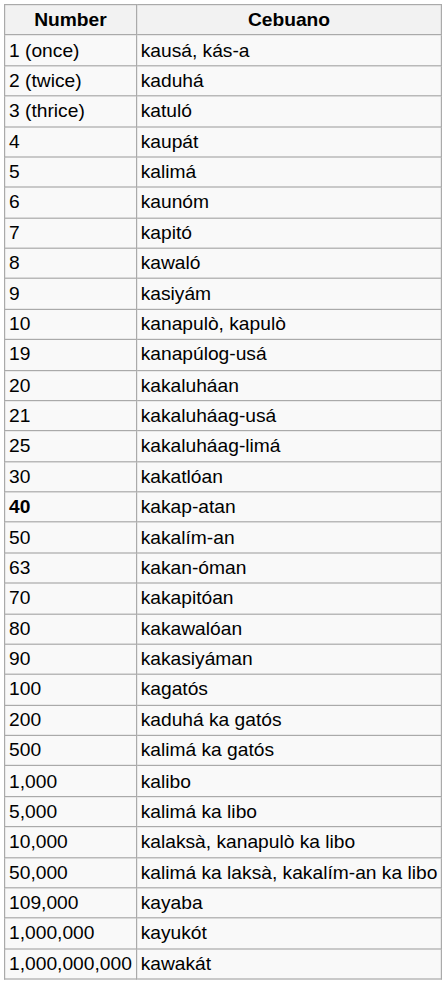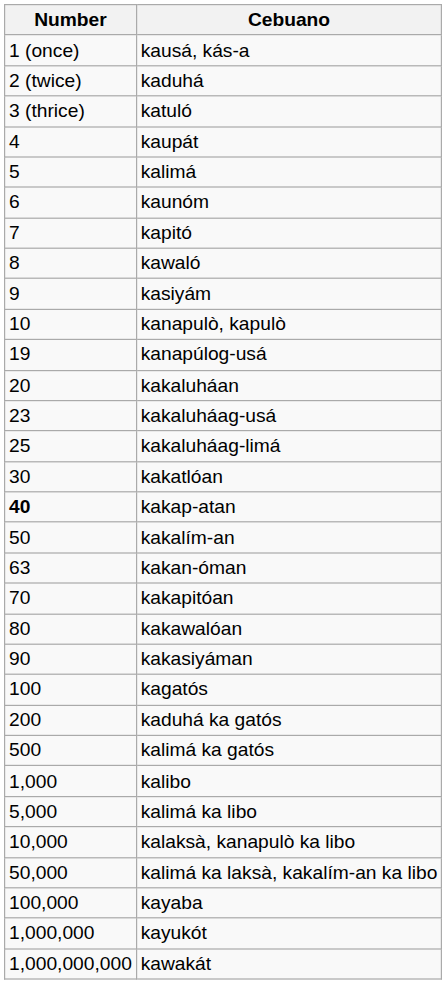(20, 415) 21 -> (20, 415) 23
(44, 902) 109,000 -> (44, 902) 100,000
